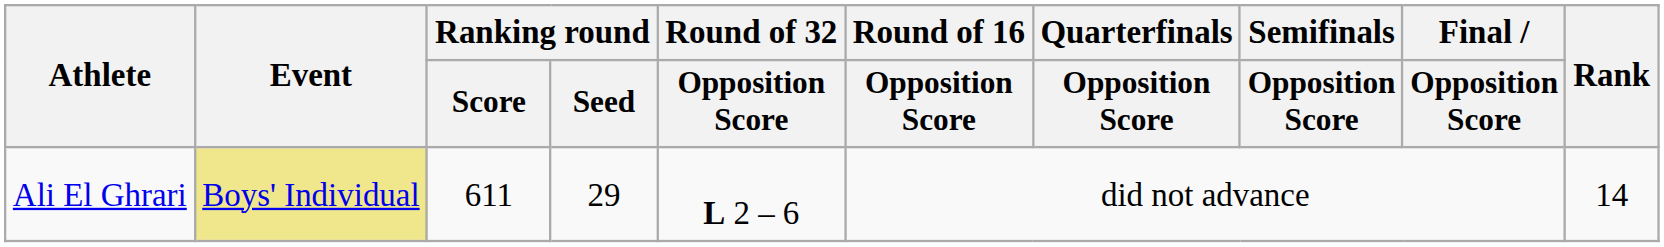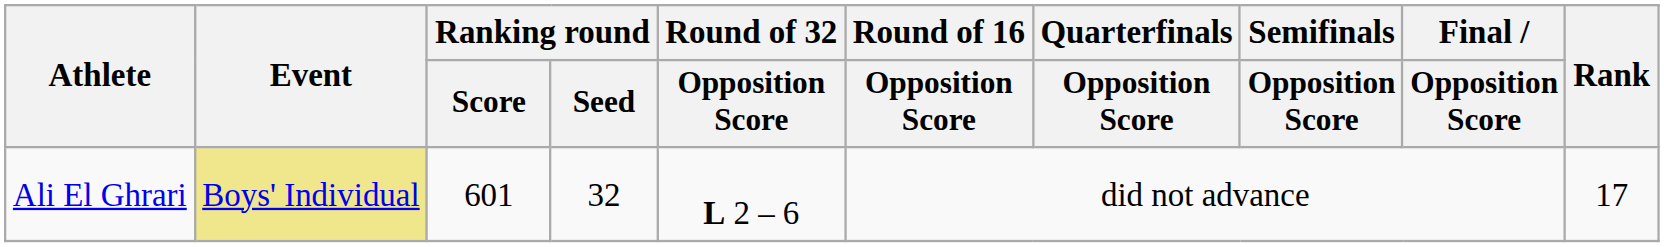(489, 194) 611 -> (489, 194) 601
(604, 194) 29 -> (604, 194) 32
(1612, 194) 14 -> (1612, 194) 17
